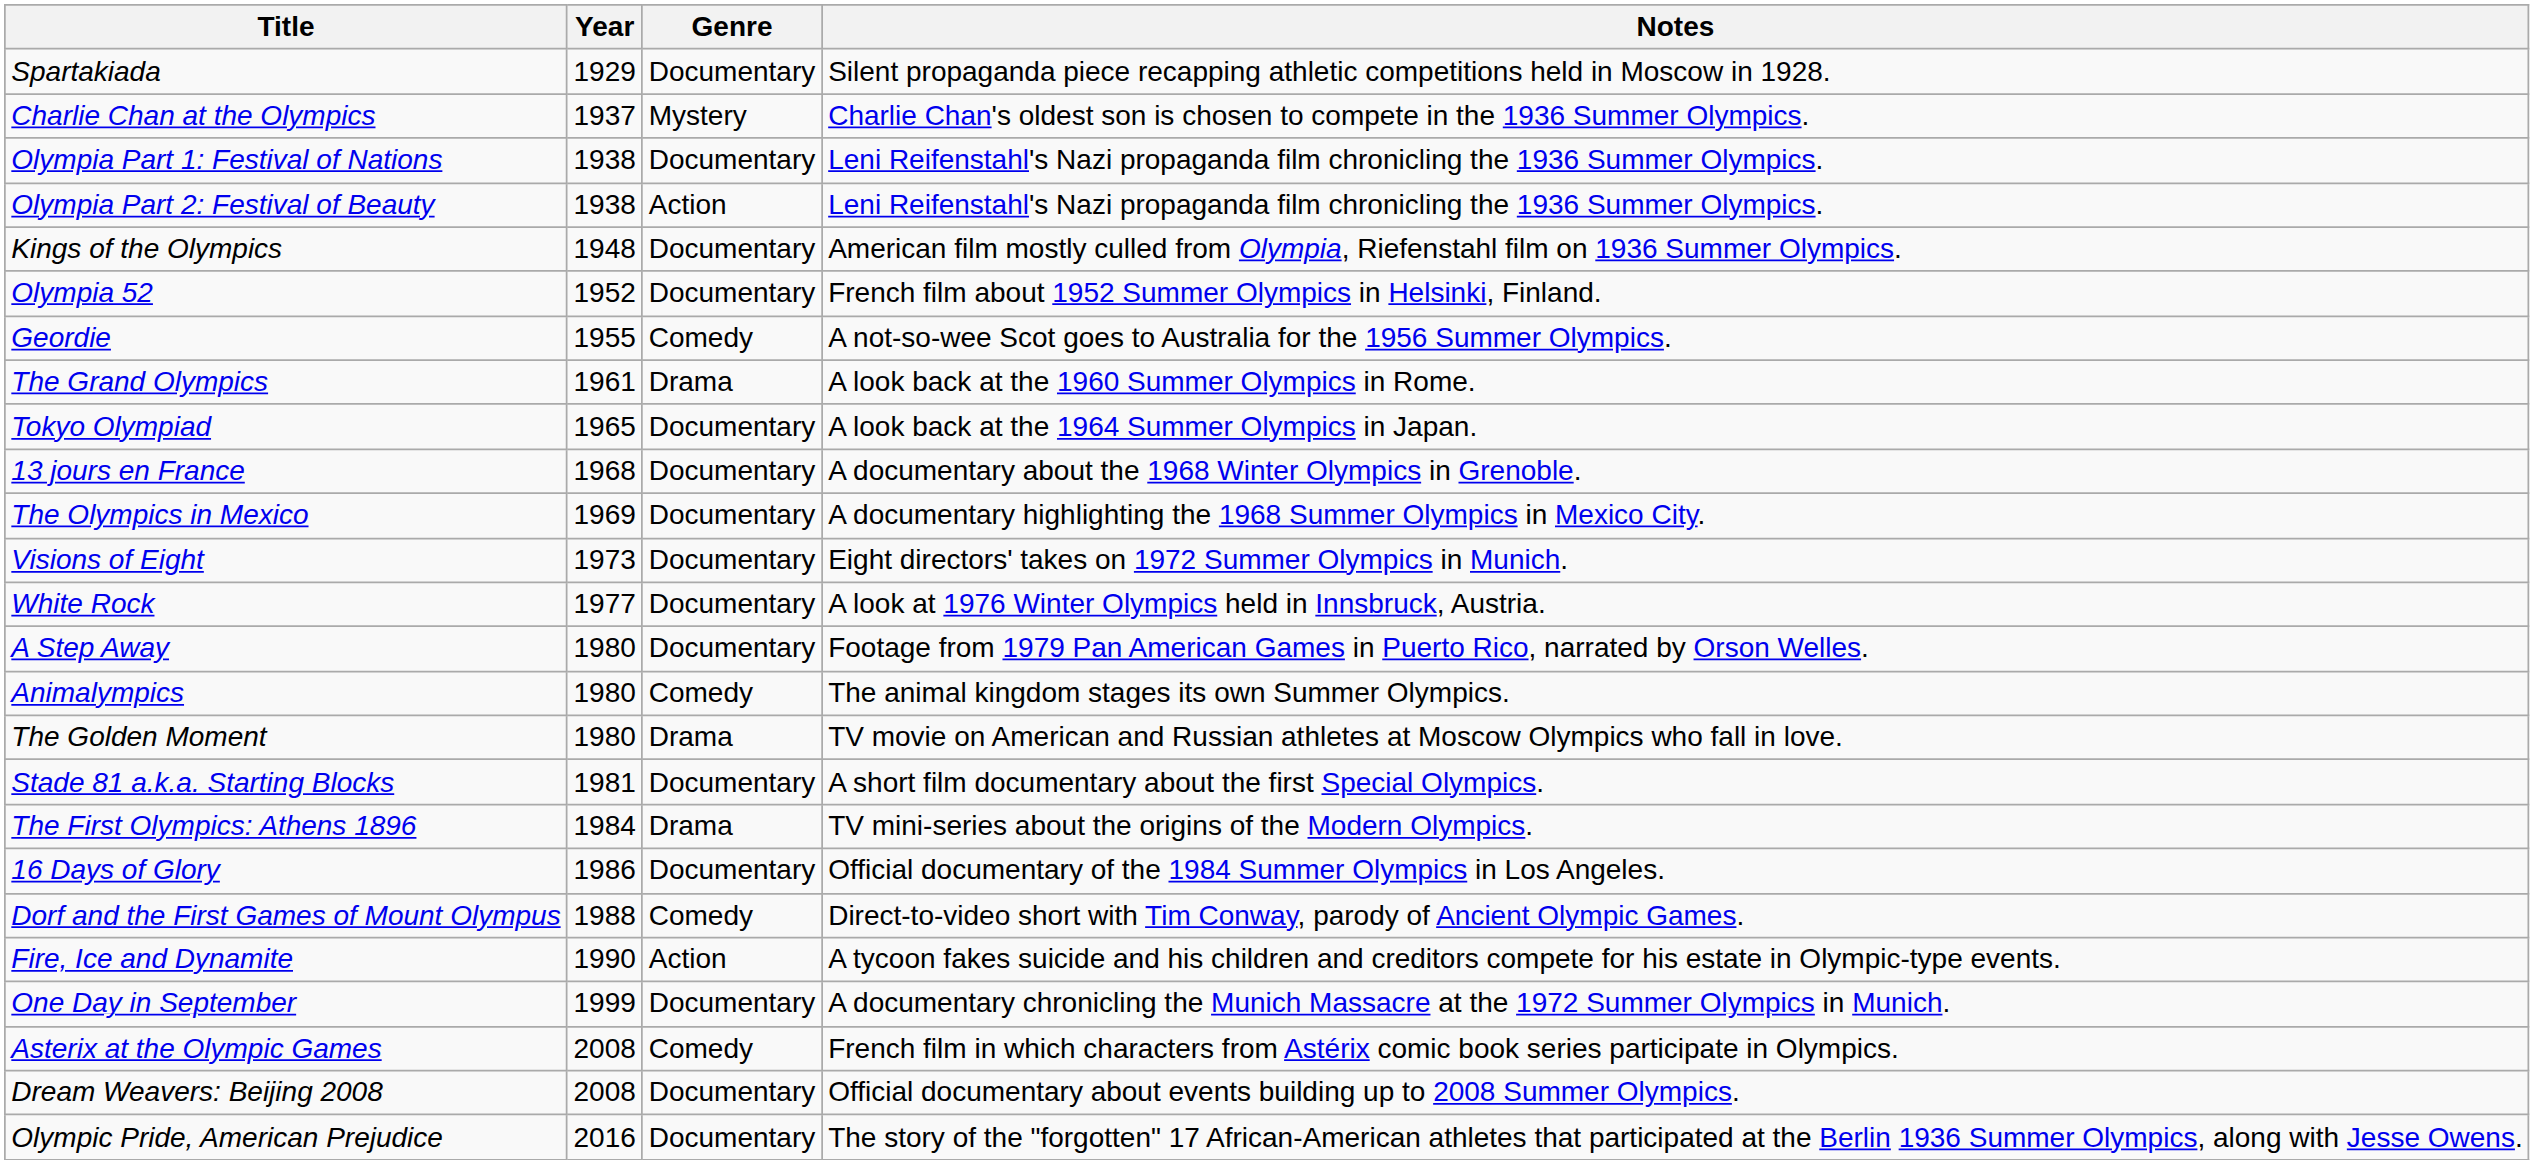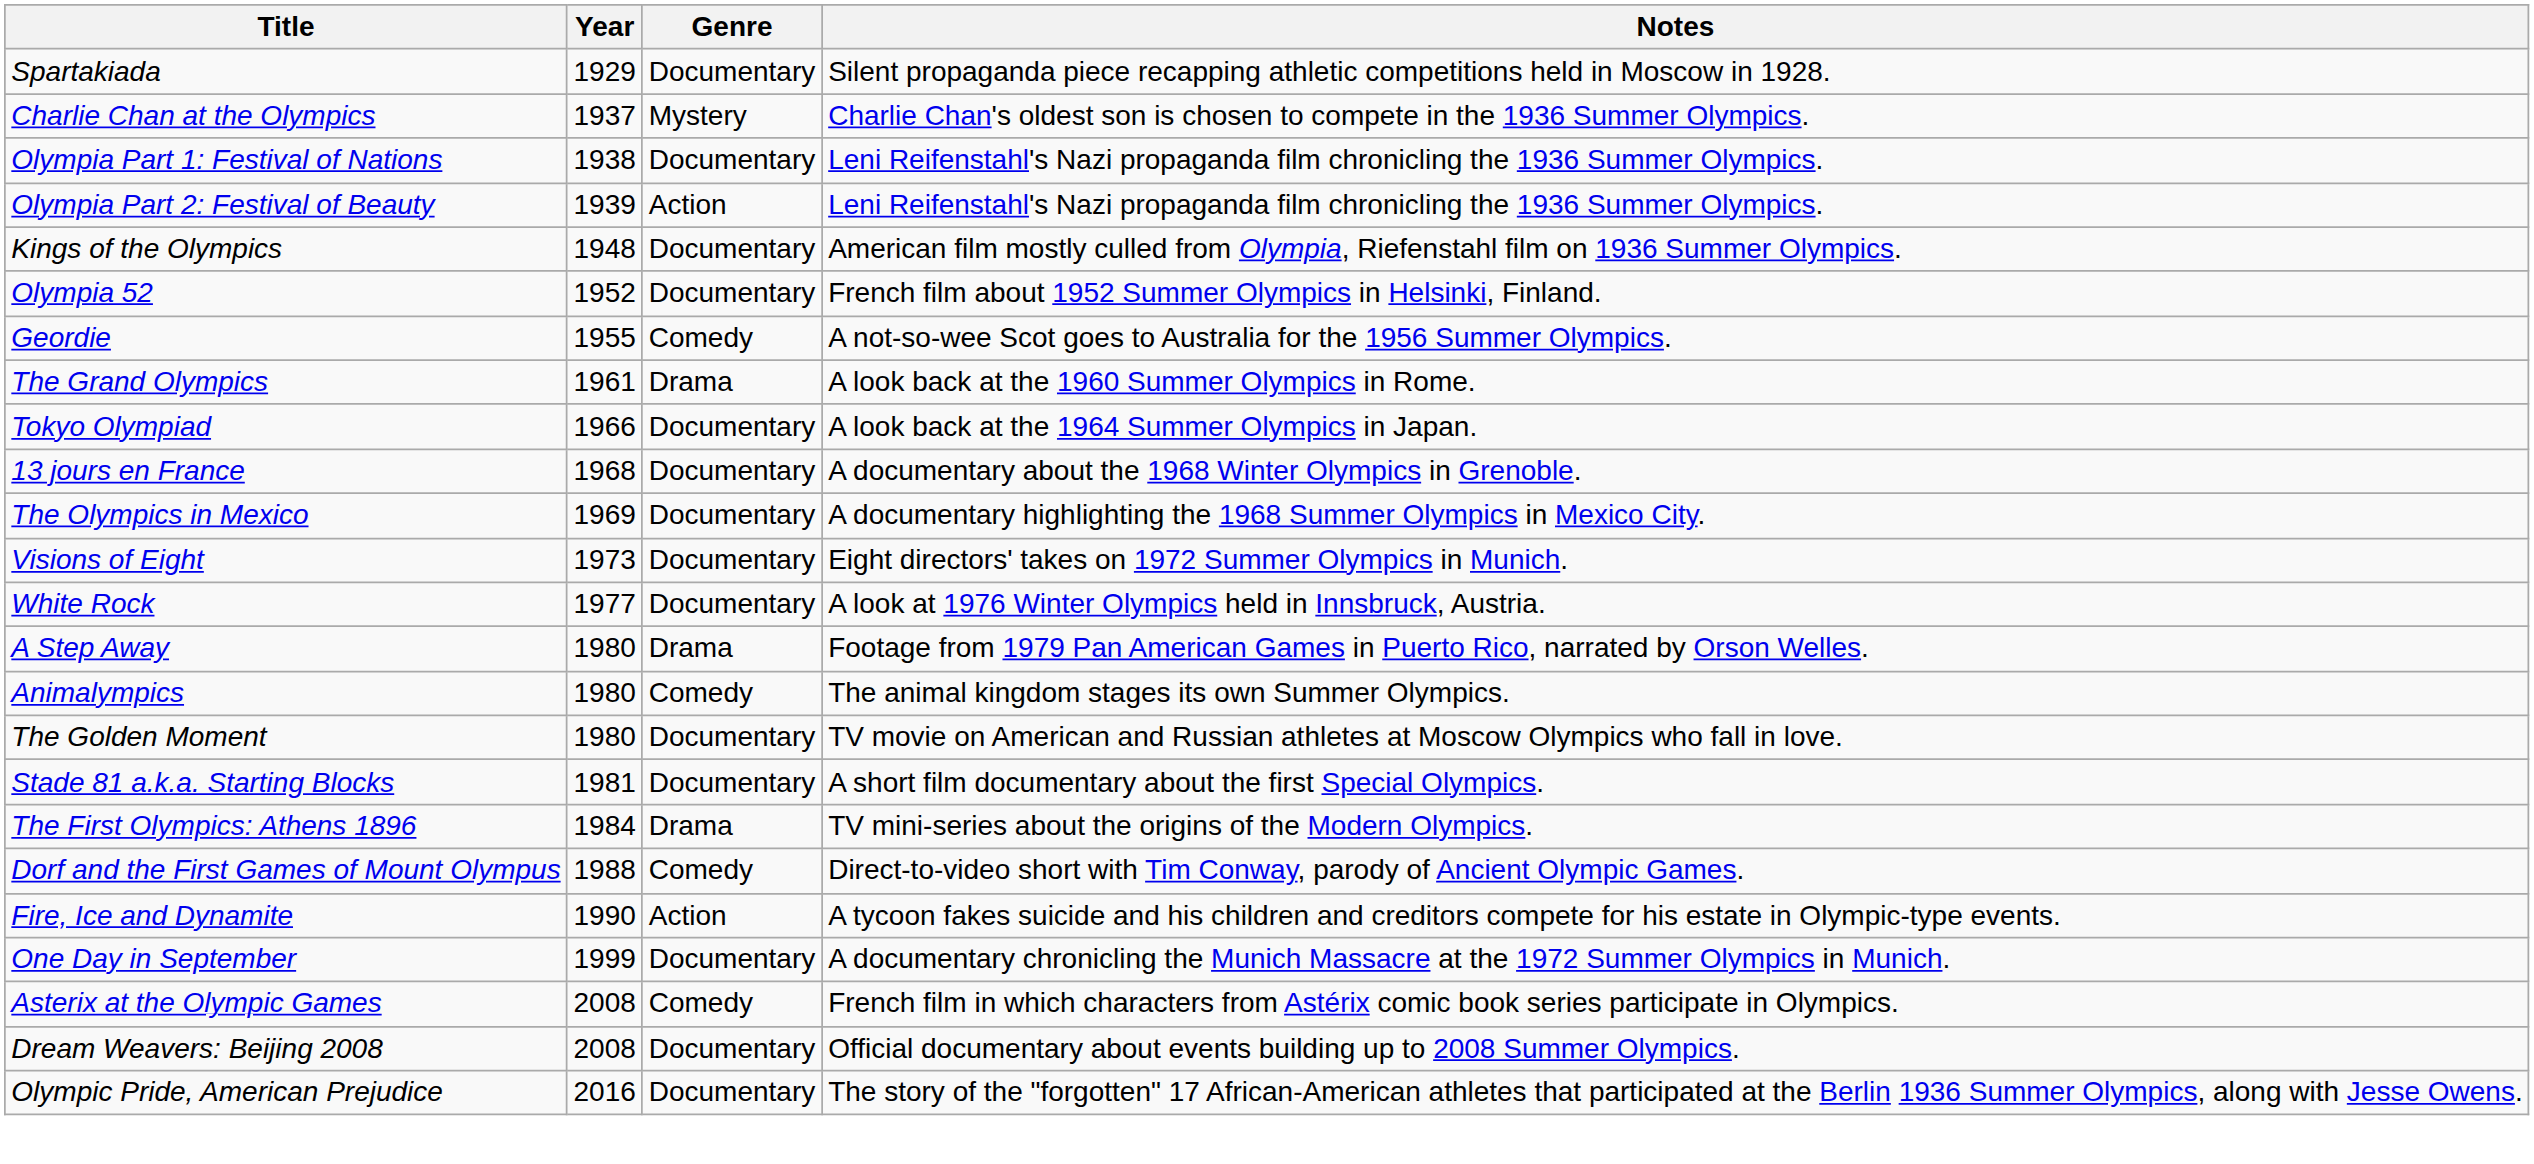(605, 204) 1938 -> (605, 204) 1939
(605, 426) 1965 -> (605, 426) 1966
(732, 648) Documentary -> (691, 648) Drama
(691, 737) Drama -> (732, 737) Documentary
- row: (116, 870)
